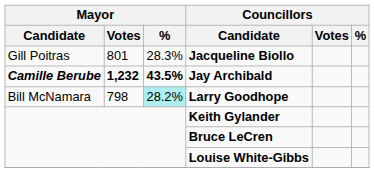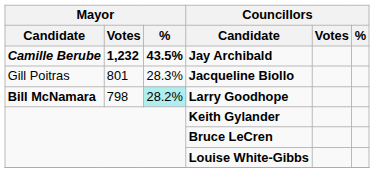rows swapped: (231, 76) <-> (241, 56)
(49, 96) normal -> (52, 96) bold
